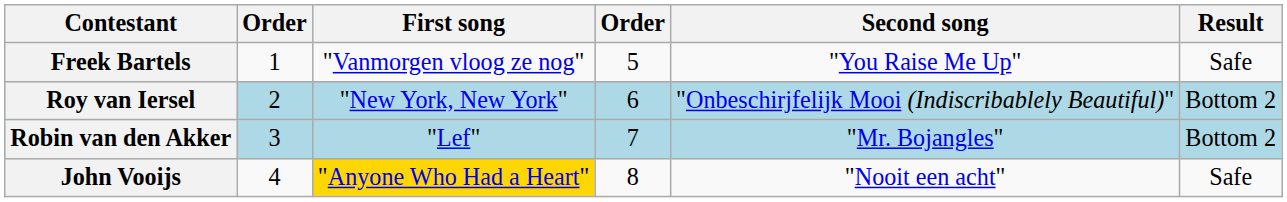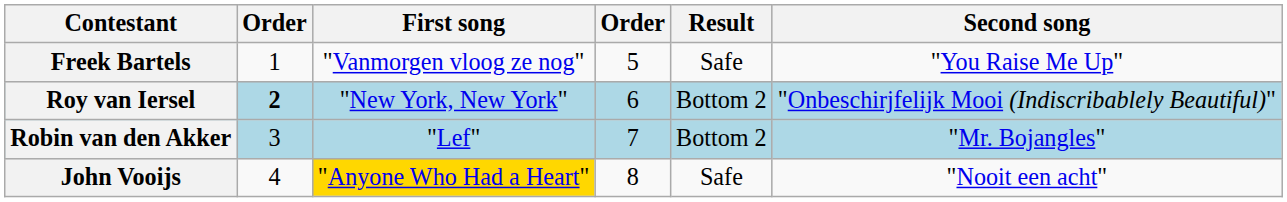columns swapped: (925, 23) <-> (1231, 23)
(275, 100) normal -> (275, 100) bold
